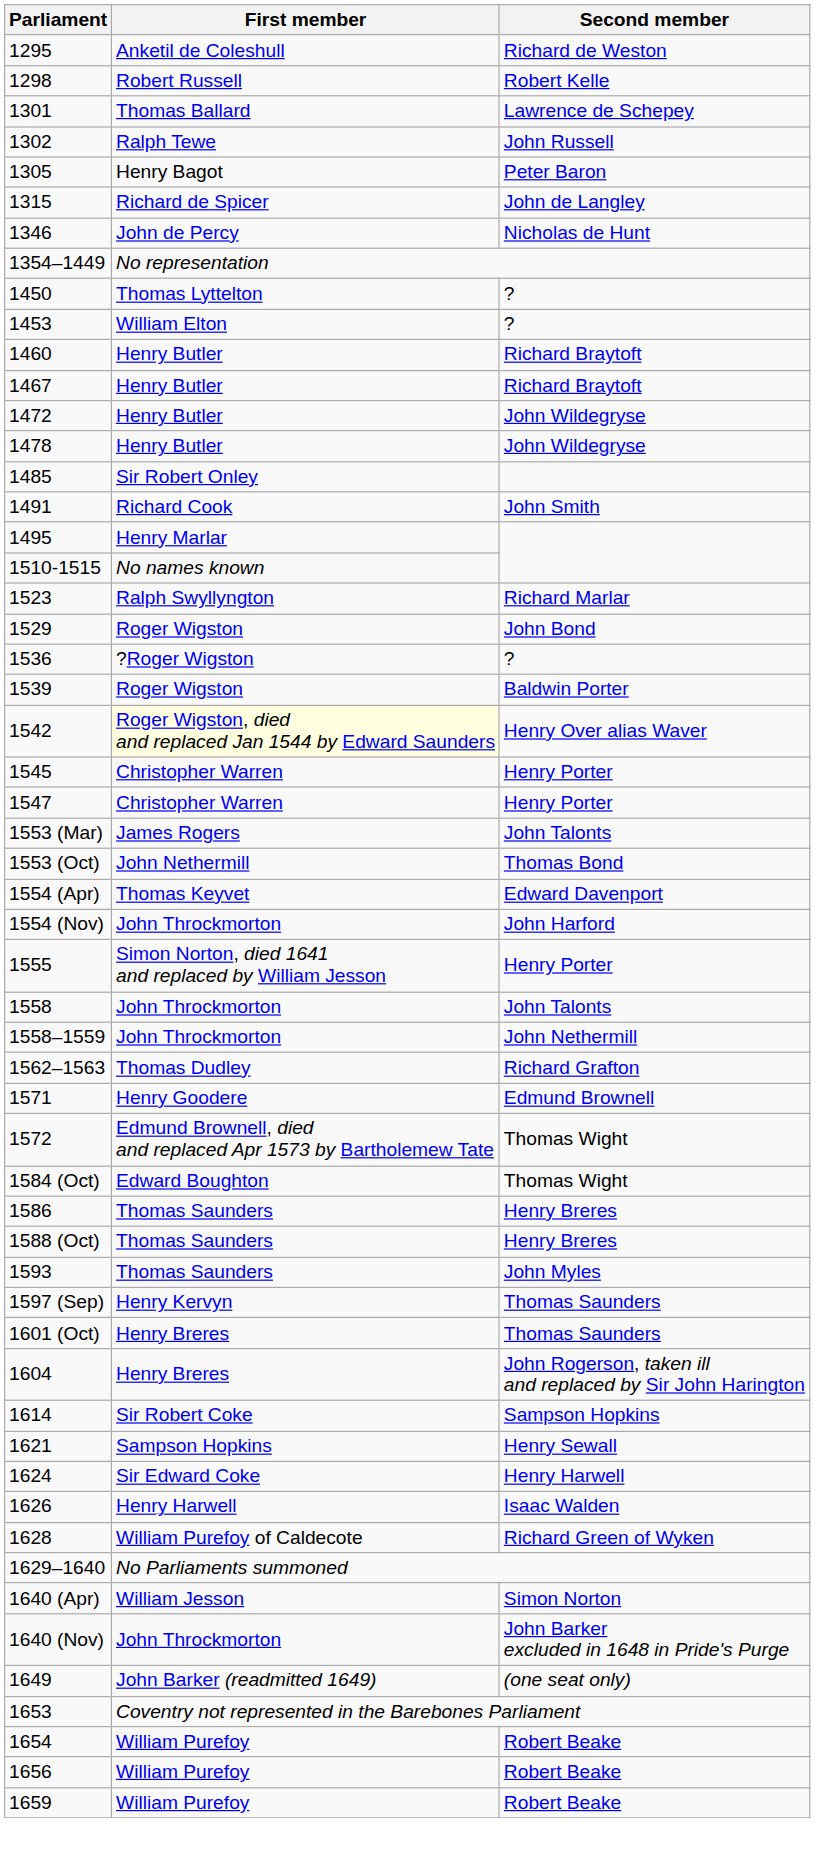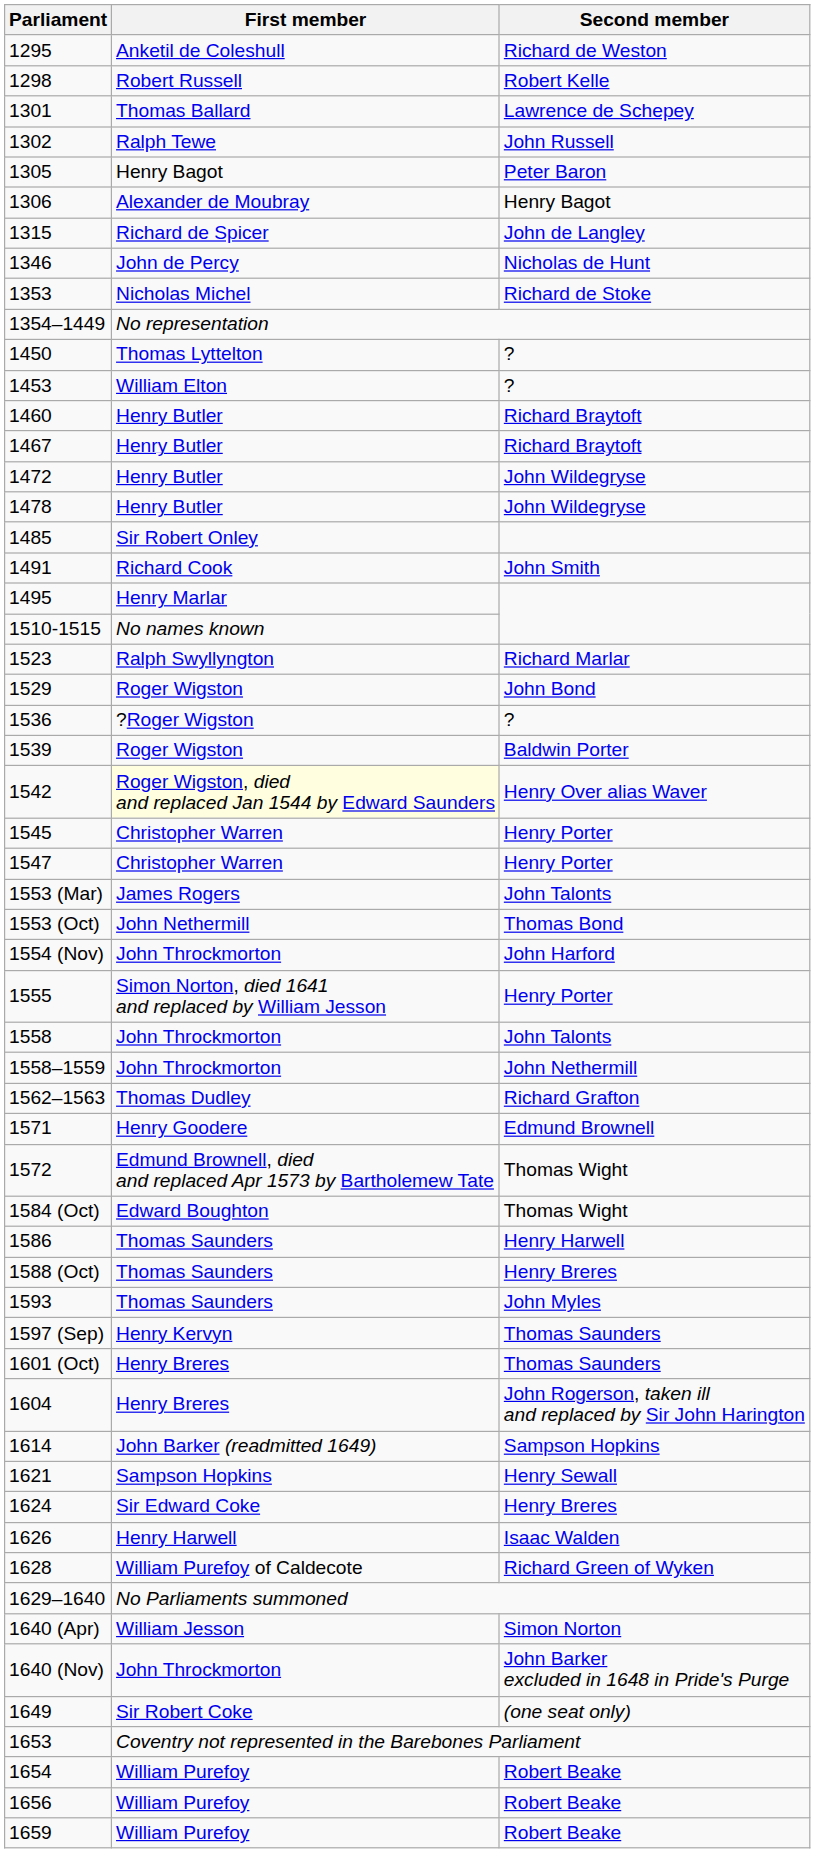+ row: (30, 202)
+ row: (30, 293)
- row: (54, 893)
(560, 1211) Henry Breres -> (564, 1241) Henry Harwell
(184, 1415) Sir Robert Coke -> (246, 1445) John Barker (readmitted 1649)
(564, 1476) Henry Harwell -> (560, 1506) Henry Breres
(246, 1680) John Barker (readmitted 1649) -> (184, 1711) Sir Robert Coke
